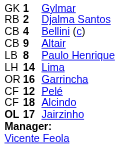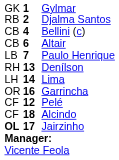(26, 43) 9 -> (26, 43) 6
(26, 55) 8 -> (26, 55) 7
+ row: (62, 67)
